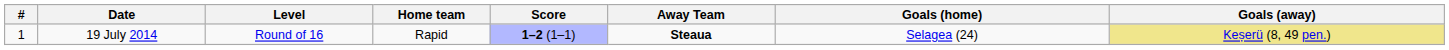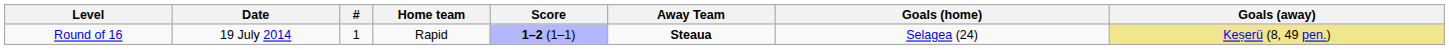columns swapped: (21, 14) <-> (289, 14)
